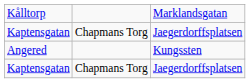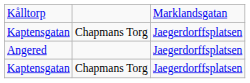(177, 50) Kungssten -> (198, 50) Jaegerdorffsplatsen
